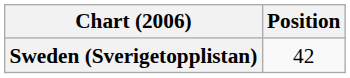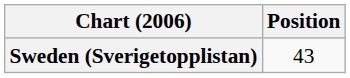(304, 55) 42 -> (304, 55) 43
